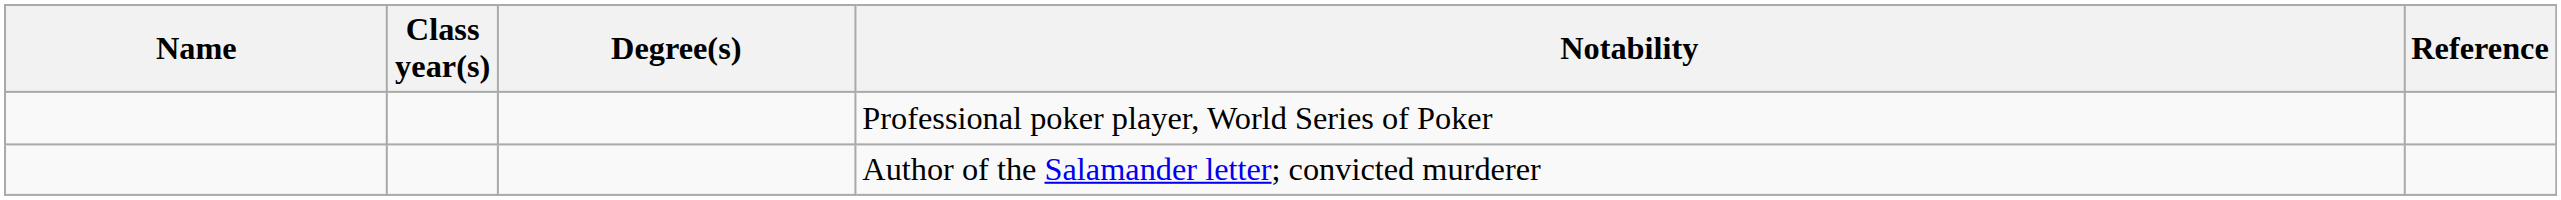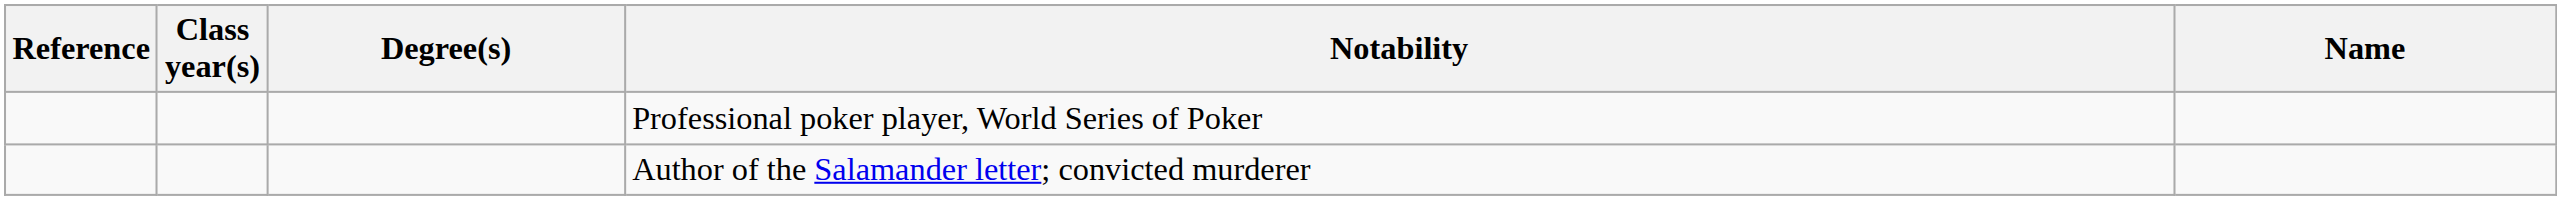columns swapped: (196, 48) <-> (2480, 48)
